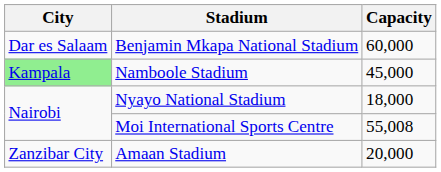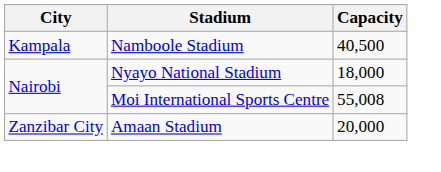- row: (237, 45)
(39, 72) lightgreen background -> (39, 45) no background
(390, 72) 45,000 -> (361, 45) 40,500
